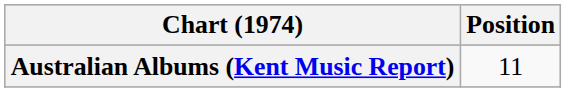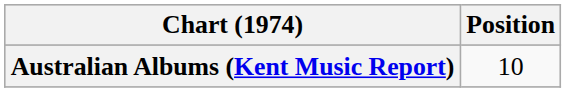(511, 65) 11 -> (511, 65) 10
